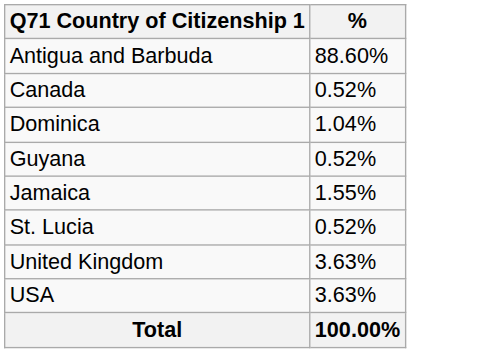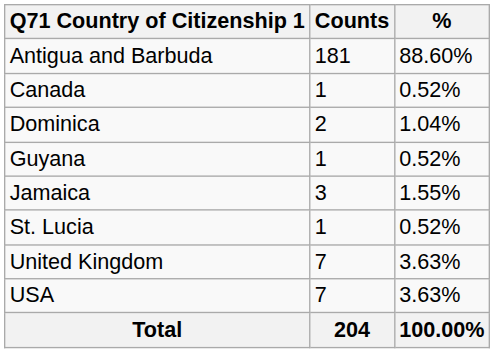+ column: (352, 21)
